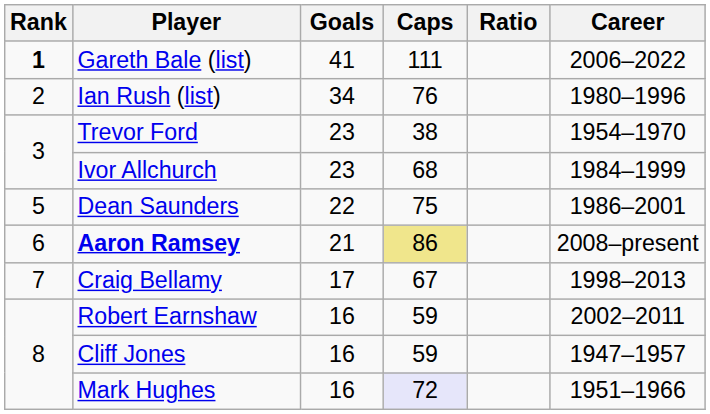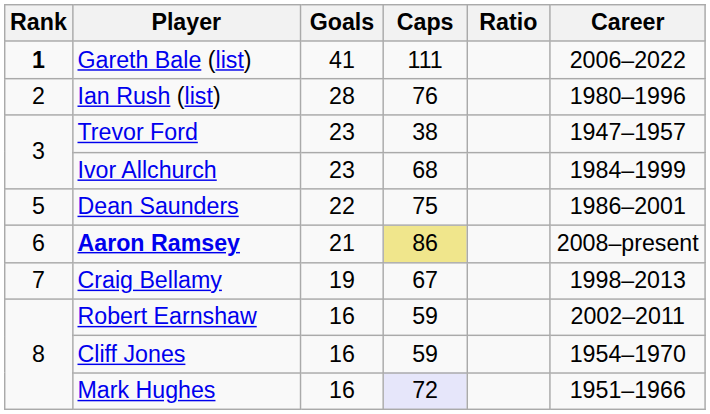(342, 96) 34 -> (342, 96) 28
(628, 133) 1954–1970 -> (628, 133) 1947–1957
(342, 280) 17 -> (342, 280) 19
(628, 354) 1947–1957 -> (628, 354) 1954–1970
